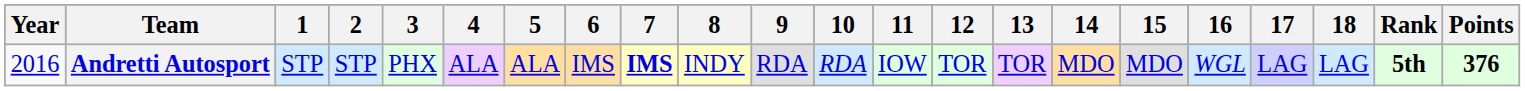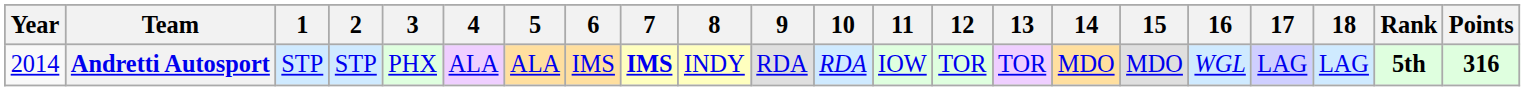(35, 64) 2016 -> (35, 64) 2014
(1481, 64) 376 -> (1481, 64) 316
